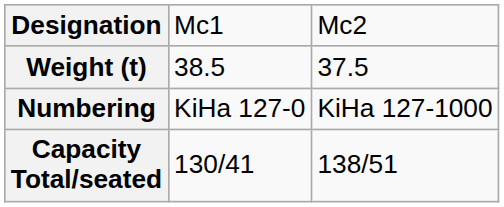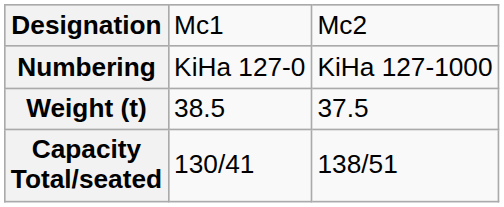rows swapped: (86, 108) <-> (86, 66)
